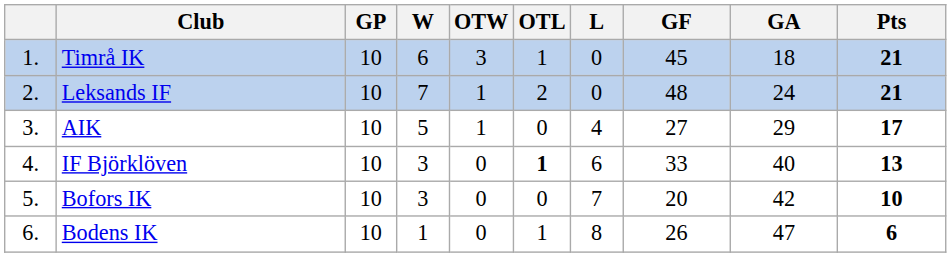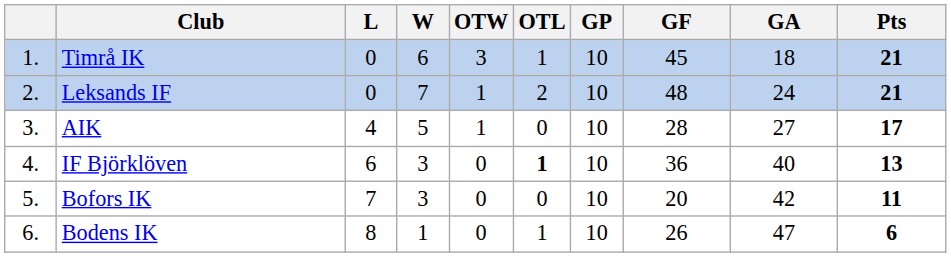columns swapped: (371, 22) <-> (597, 22)
(676, 127) 27 -> (676, 127) 28
(784, 127) 29 -> (784, 127) 27
(676, 163) 33 -> (676, 163) 36
(891, 198) 10 -> (891, 198) 11
